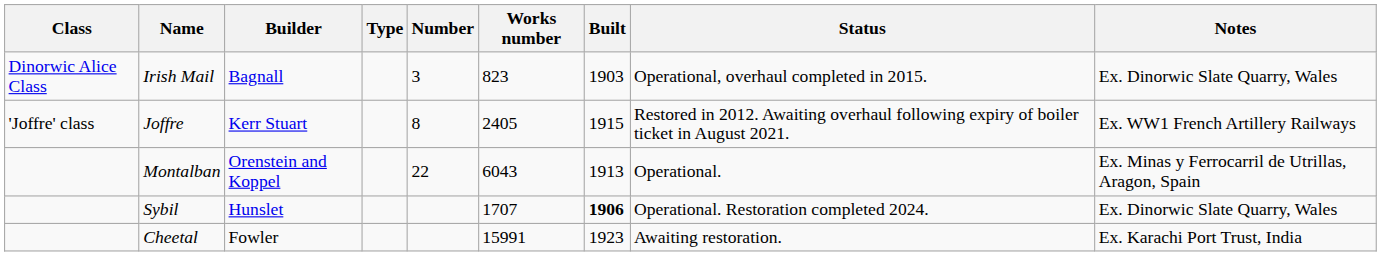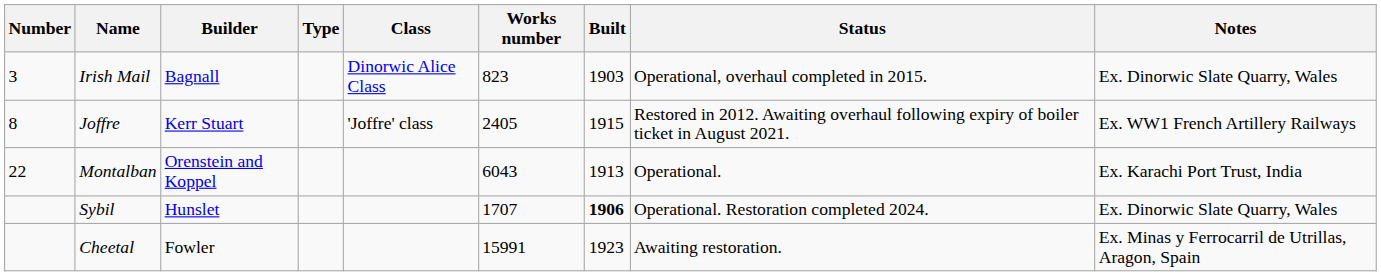columns swapped: (443, 28) <-> (72, 28)
(1223, 171) Ex. Minas y Ferrocarril de Utrillas, Aragon, Spain -> (1200, 171) Ex. Karachi Port Trust, India
(1200, 237) Ex. Karachi Port Trust, India -> (1223, 247) Ex. Minas y Ferrocarril de Utrillas, Aragon, Spain
